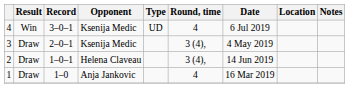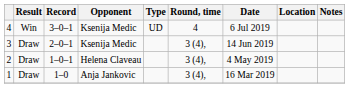(250, 44) 4 May 2019 -> (250, 44) 14 Jun 2019
(250, 59) 14 Jun 2019 -> (250, 59) 4 May 2019
(195, 75) 4 -> (195, 75) 3 (4),
